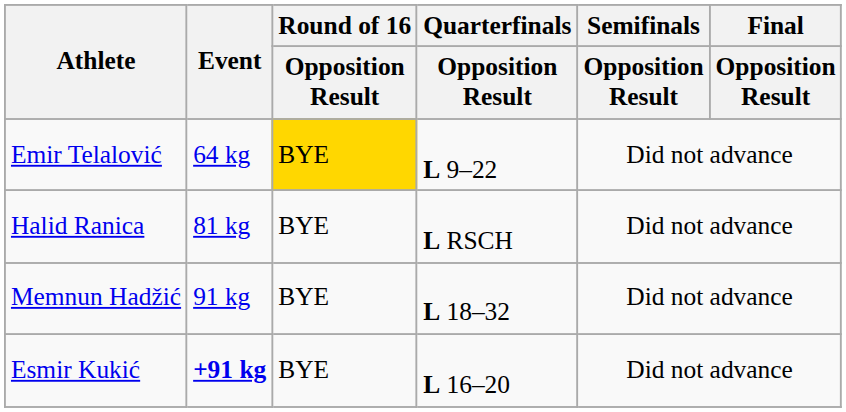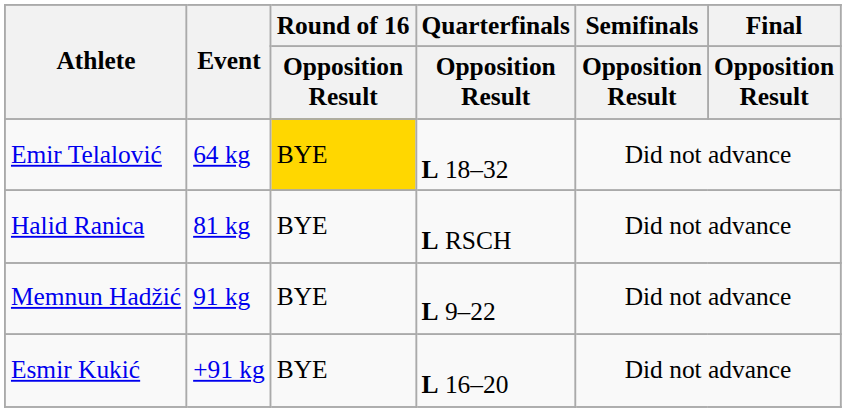(460, 168) L 9–22 -> (465, 168) L 18–32
(467, 312) L 18–32 -> (459, 312) L 9–22
(230, 369) bold -> (229, 369) normal
